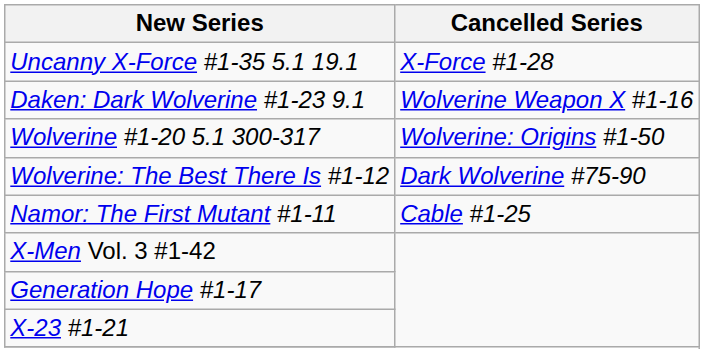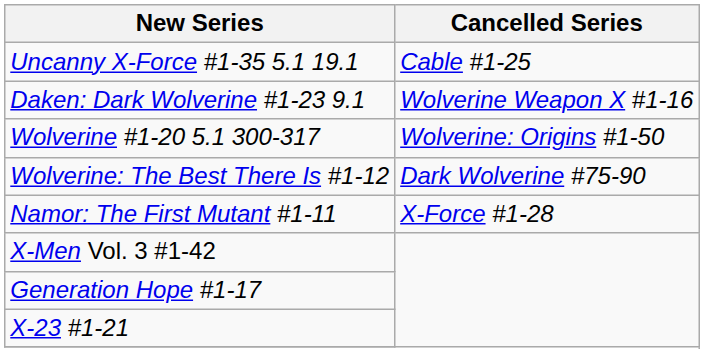(477, 61) X-Force #1-28 -> (466, 61) Cable #1-25
(466, 213) Cable #1-25 -> (477, 213) X-Force #1-28
